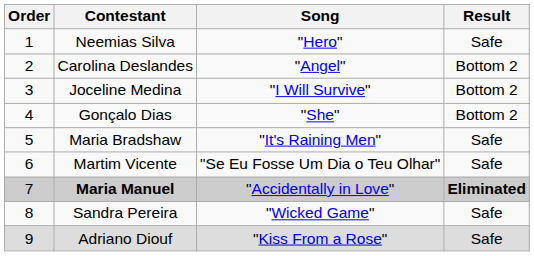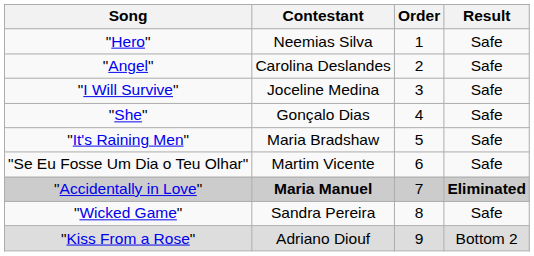columns swapped: (29, 16) <-> (320, 16)
(487, 66) Bottom 2 -> (487, 66) Safe
(487, 90) Bottom 2 -> (487, 90) Safe
(487, 115) Bottom 2 -> (487, 115) Safe
(487, 238) Safe -> (487, 238) Bottom 2
